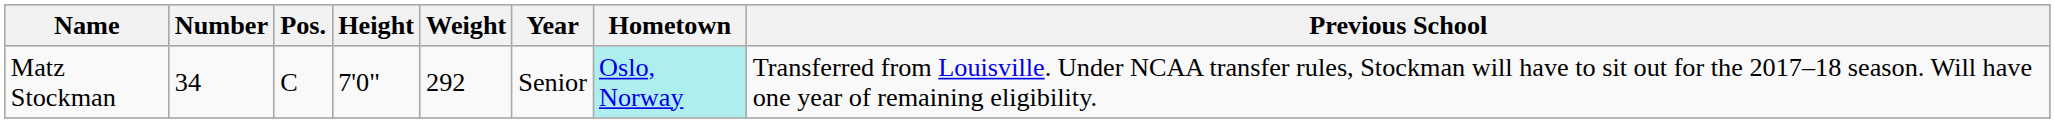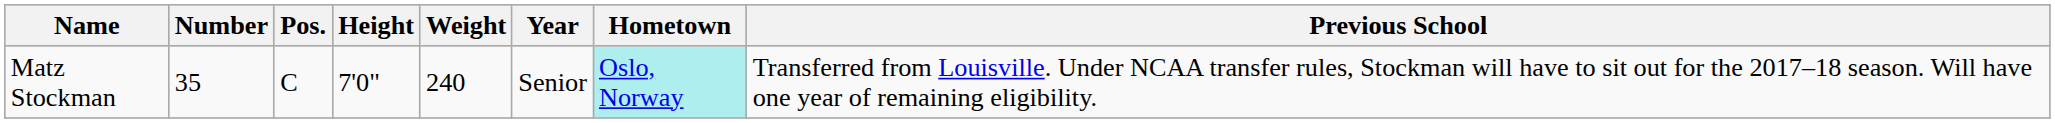(188, 81) 34 -> (188, 81) 35
(446, 81) 292 -> (446, 81) 240
